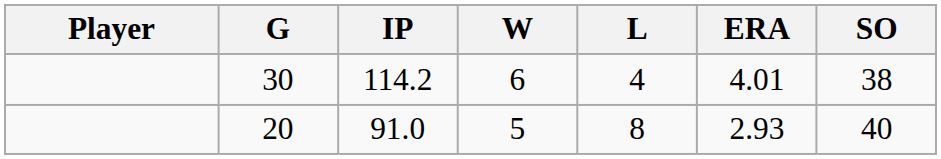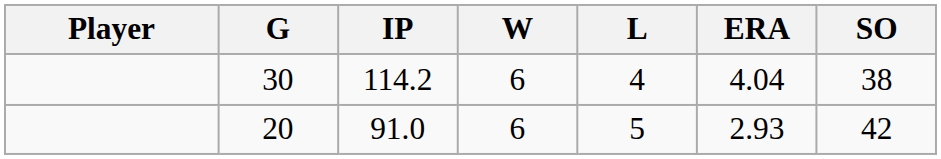(757, 79) 4.01 -> (757, 79) 4.04
(517, 128) 5 -> (517, 128) 6
(637, 128) 8 -> (637, 128) 5
(877, 128) 40 -> (877, 128) 42
